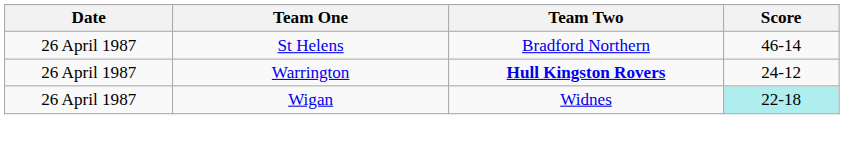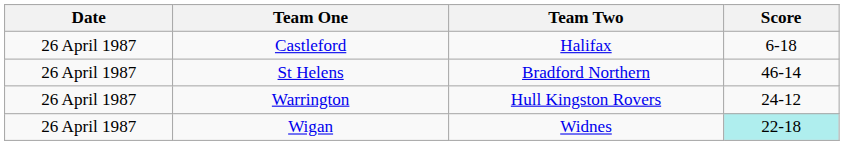+ row: (311, 45)
(586, 72) bold -> (586, 99) normal
